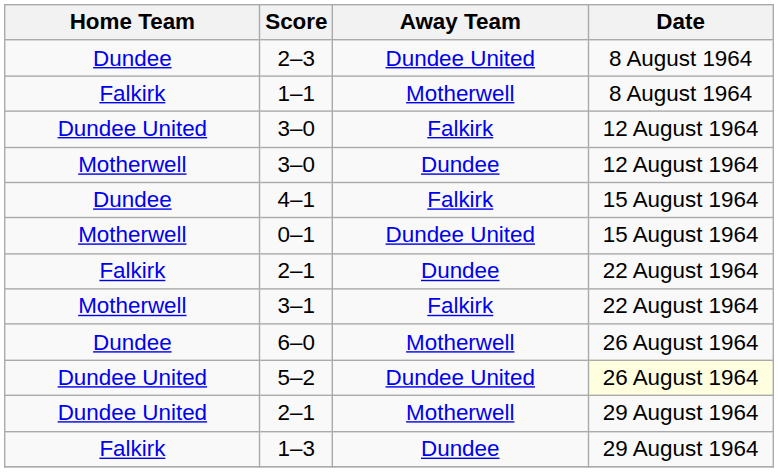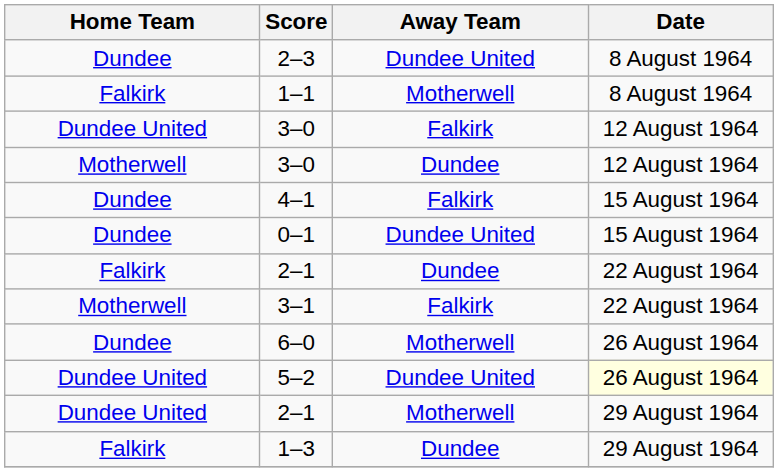(132, 235) Motherwell -> (132, 235) Dundee
